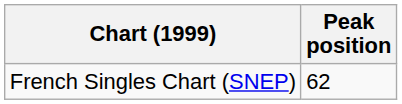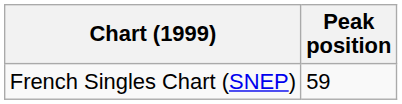(318, 81) 62 -> (318, 81) 59
